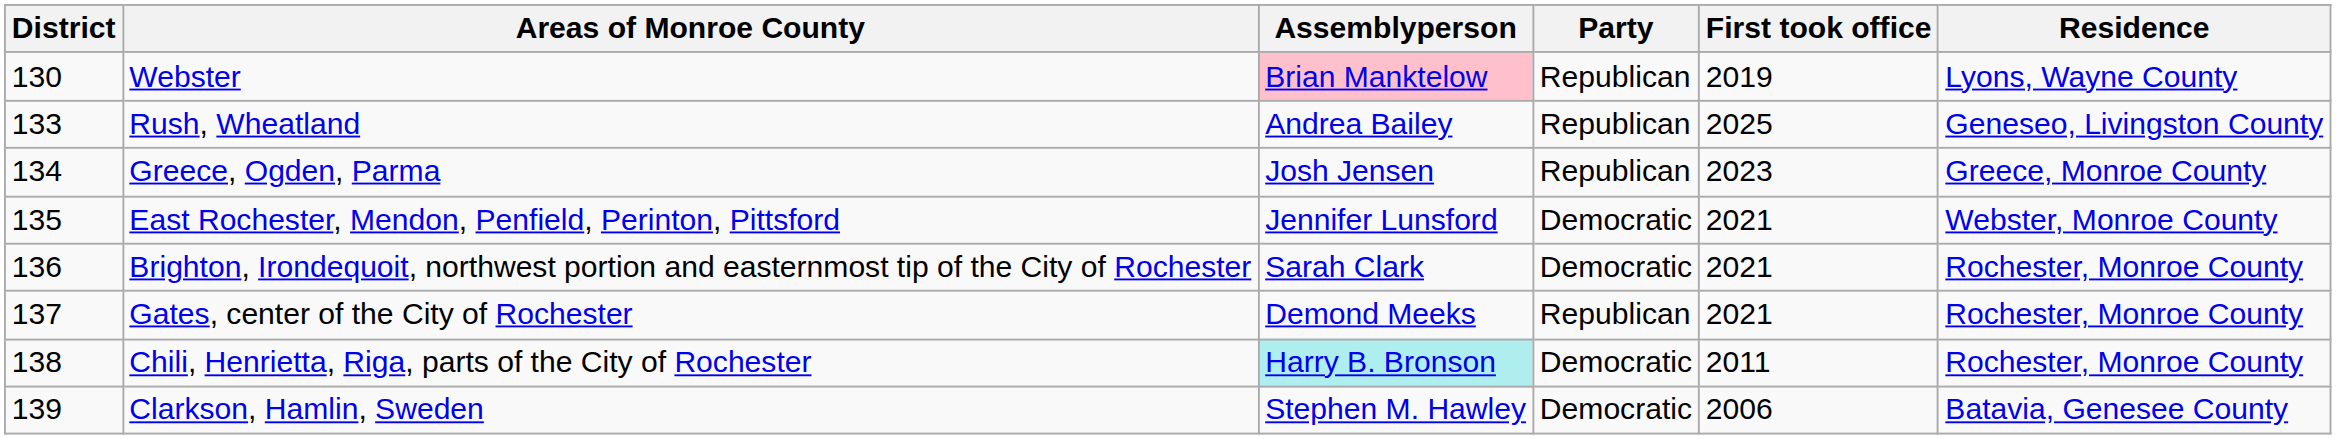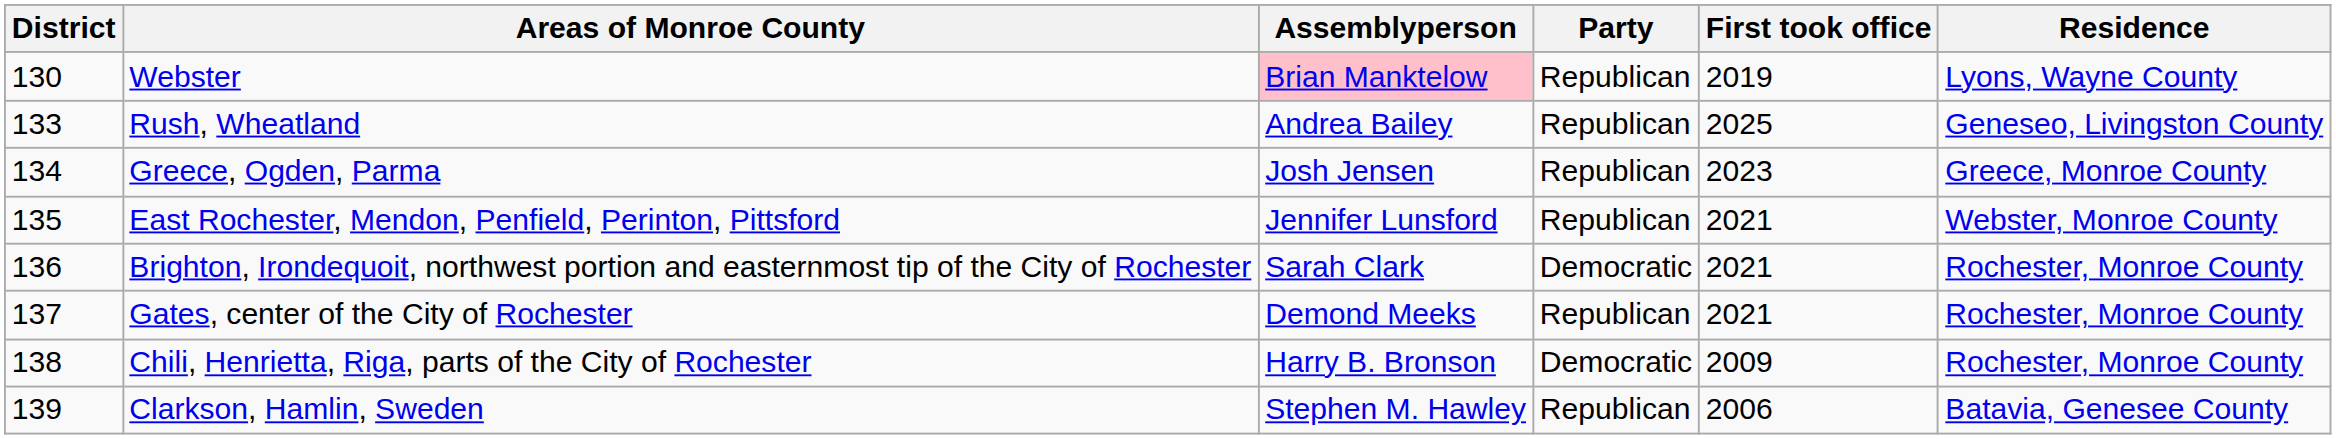(1616, 219) Democratic -> (1615, 219) Republican
(1381, 362) paleturquoise background -> (1381, 362) no background
(1738, 362) 2011 -> (1739, 362) 2009
(1616, 409) Democratic -> (1615, 409) Republican
